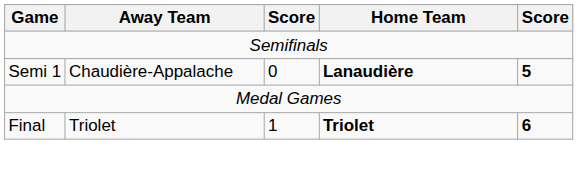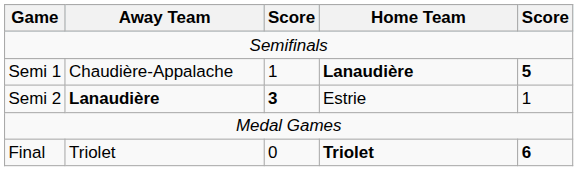(273, 71) 0 -> (273, 71) 1
+ row: (35, 98)
(273, 125) 1 -> (273, 152) 0
